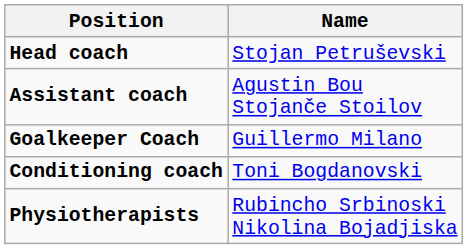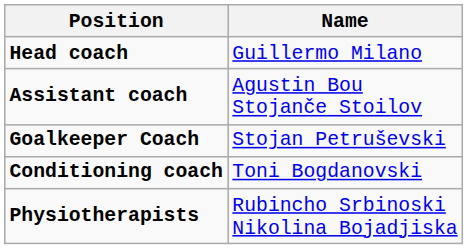(339, 53) Stojan Petruševski -> (327, 53) Guillermo Milano
(327, 140) Guillermo Milano -> (339, 140) Stojan Petruševski
